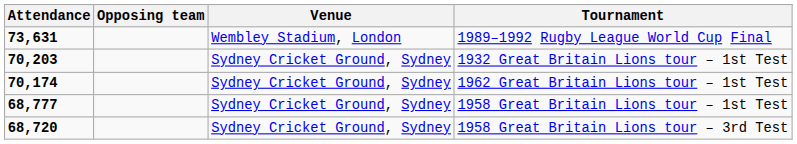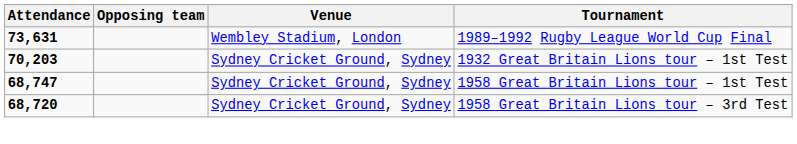- row: (623, 83)
(33, 106) 68,777 -> (33, 83) 68,747
